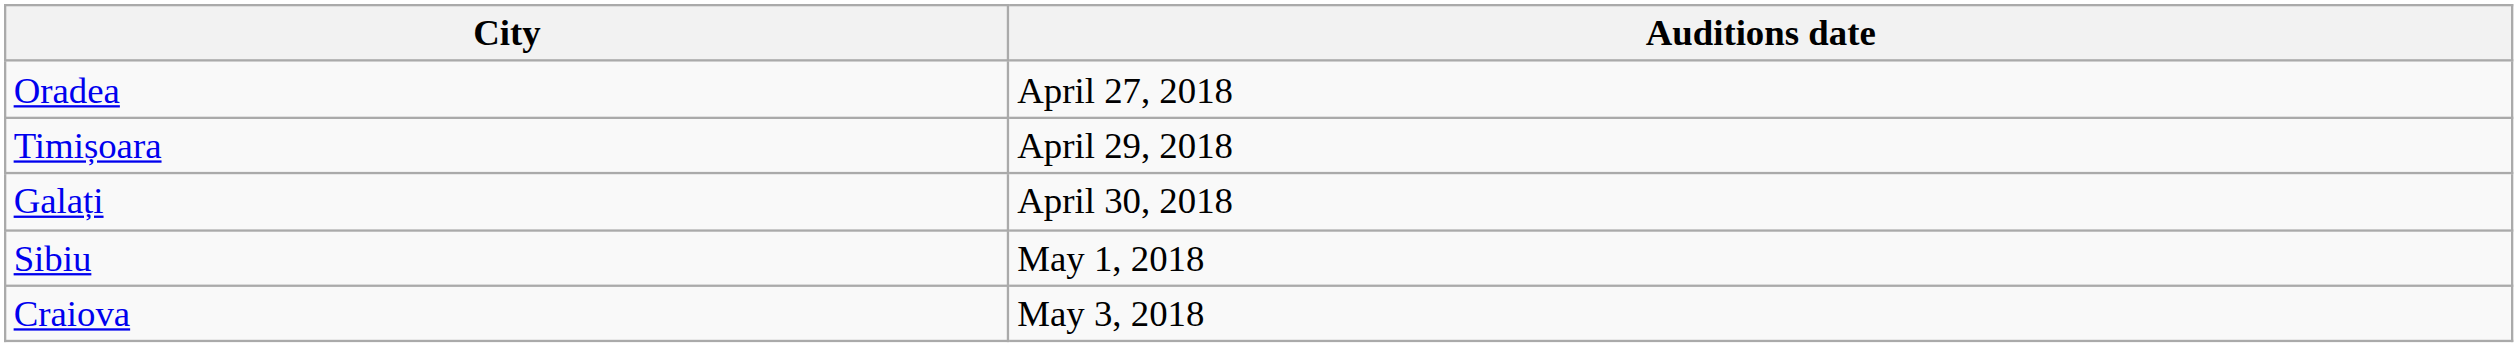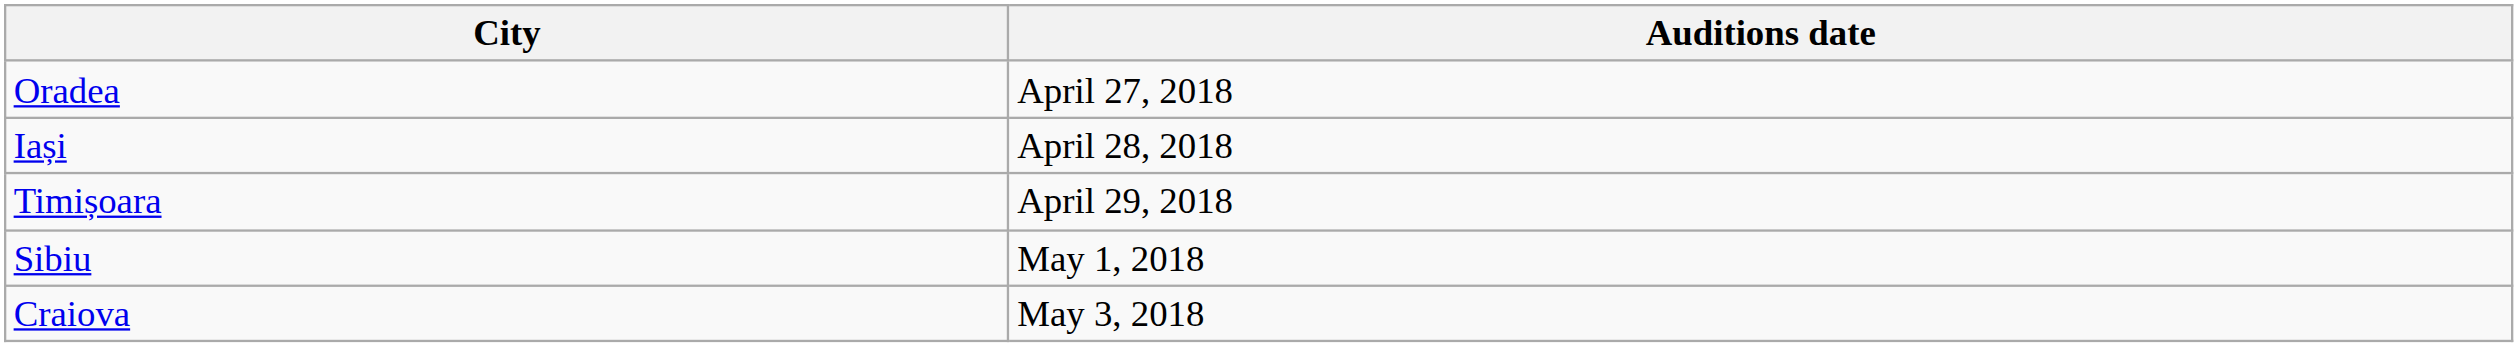+ row: (40, 145)
- row: (59, 201)
